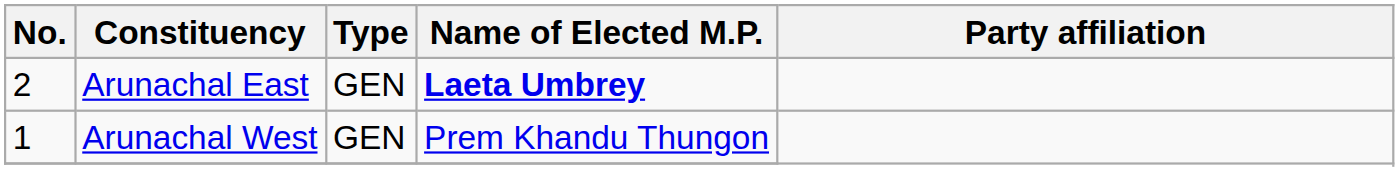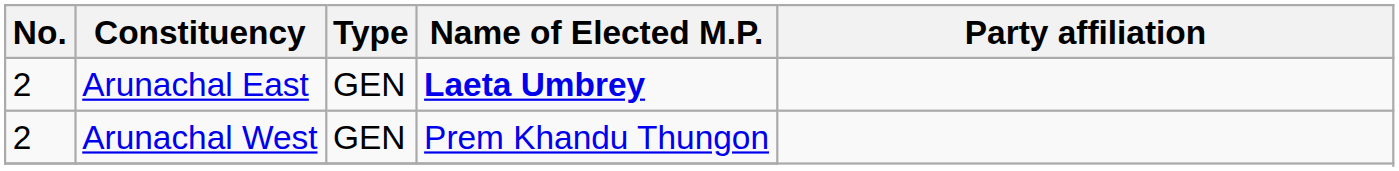(22, 138) 1 -> (22, 138) 2
